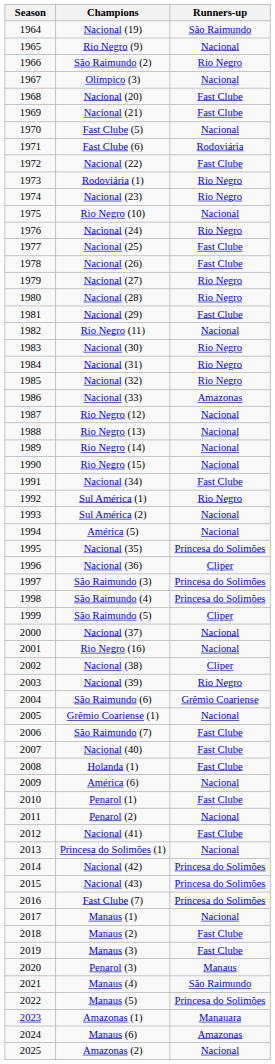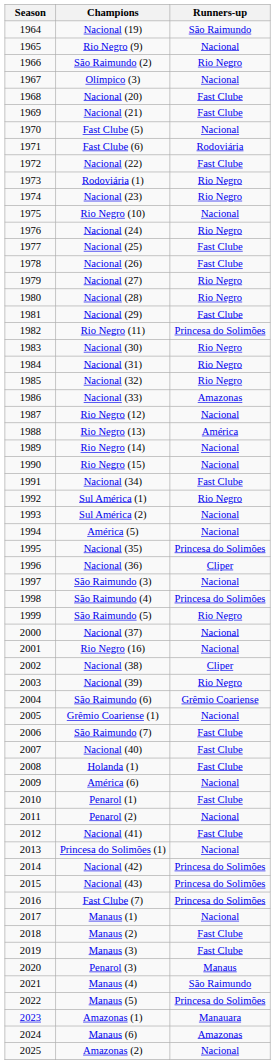(220, 331) Nacional -> (220, 331) Princesa do Solimões
(220, 431) Nacional -> (220, 431) América
(220, 582) Princesa do Solimões -> (220, 582) Nacional
(220, 615) Cliper -> (220, 615) Rio Negro
